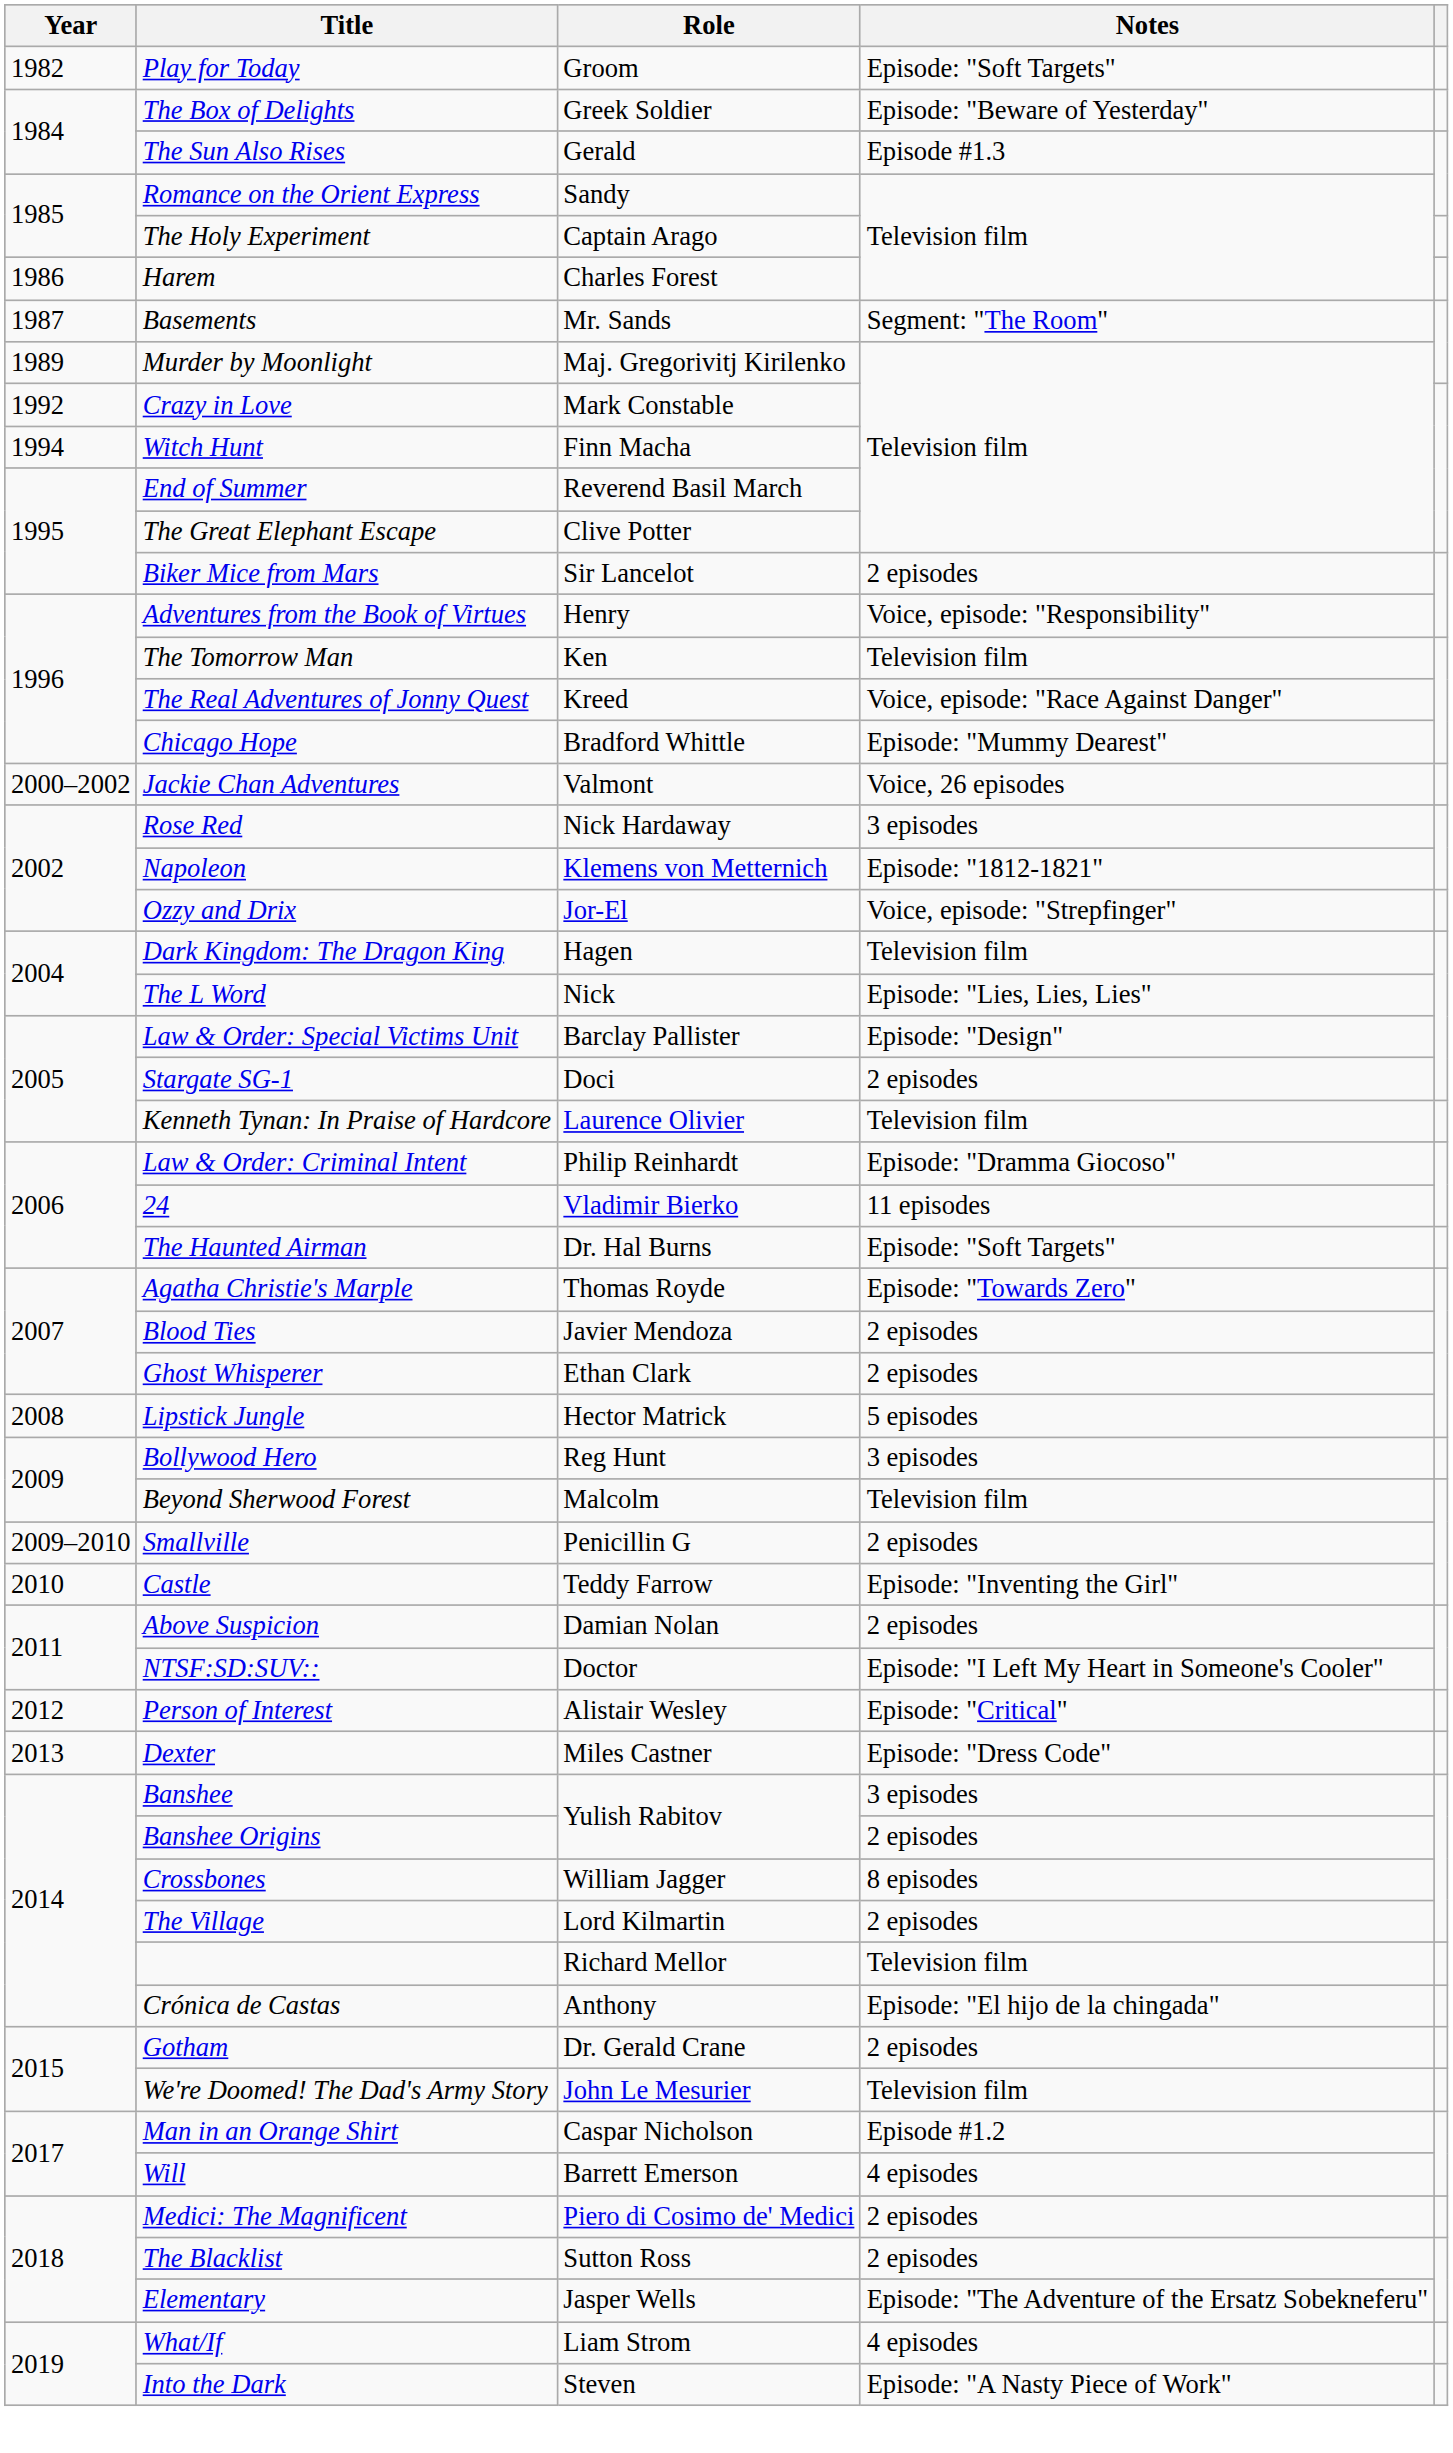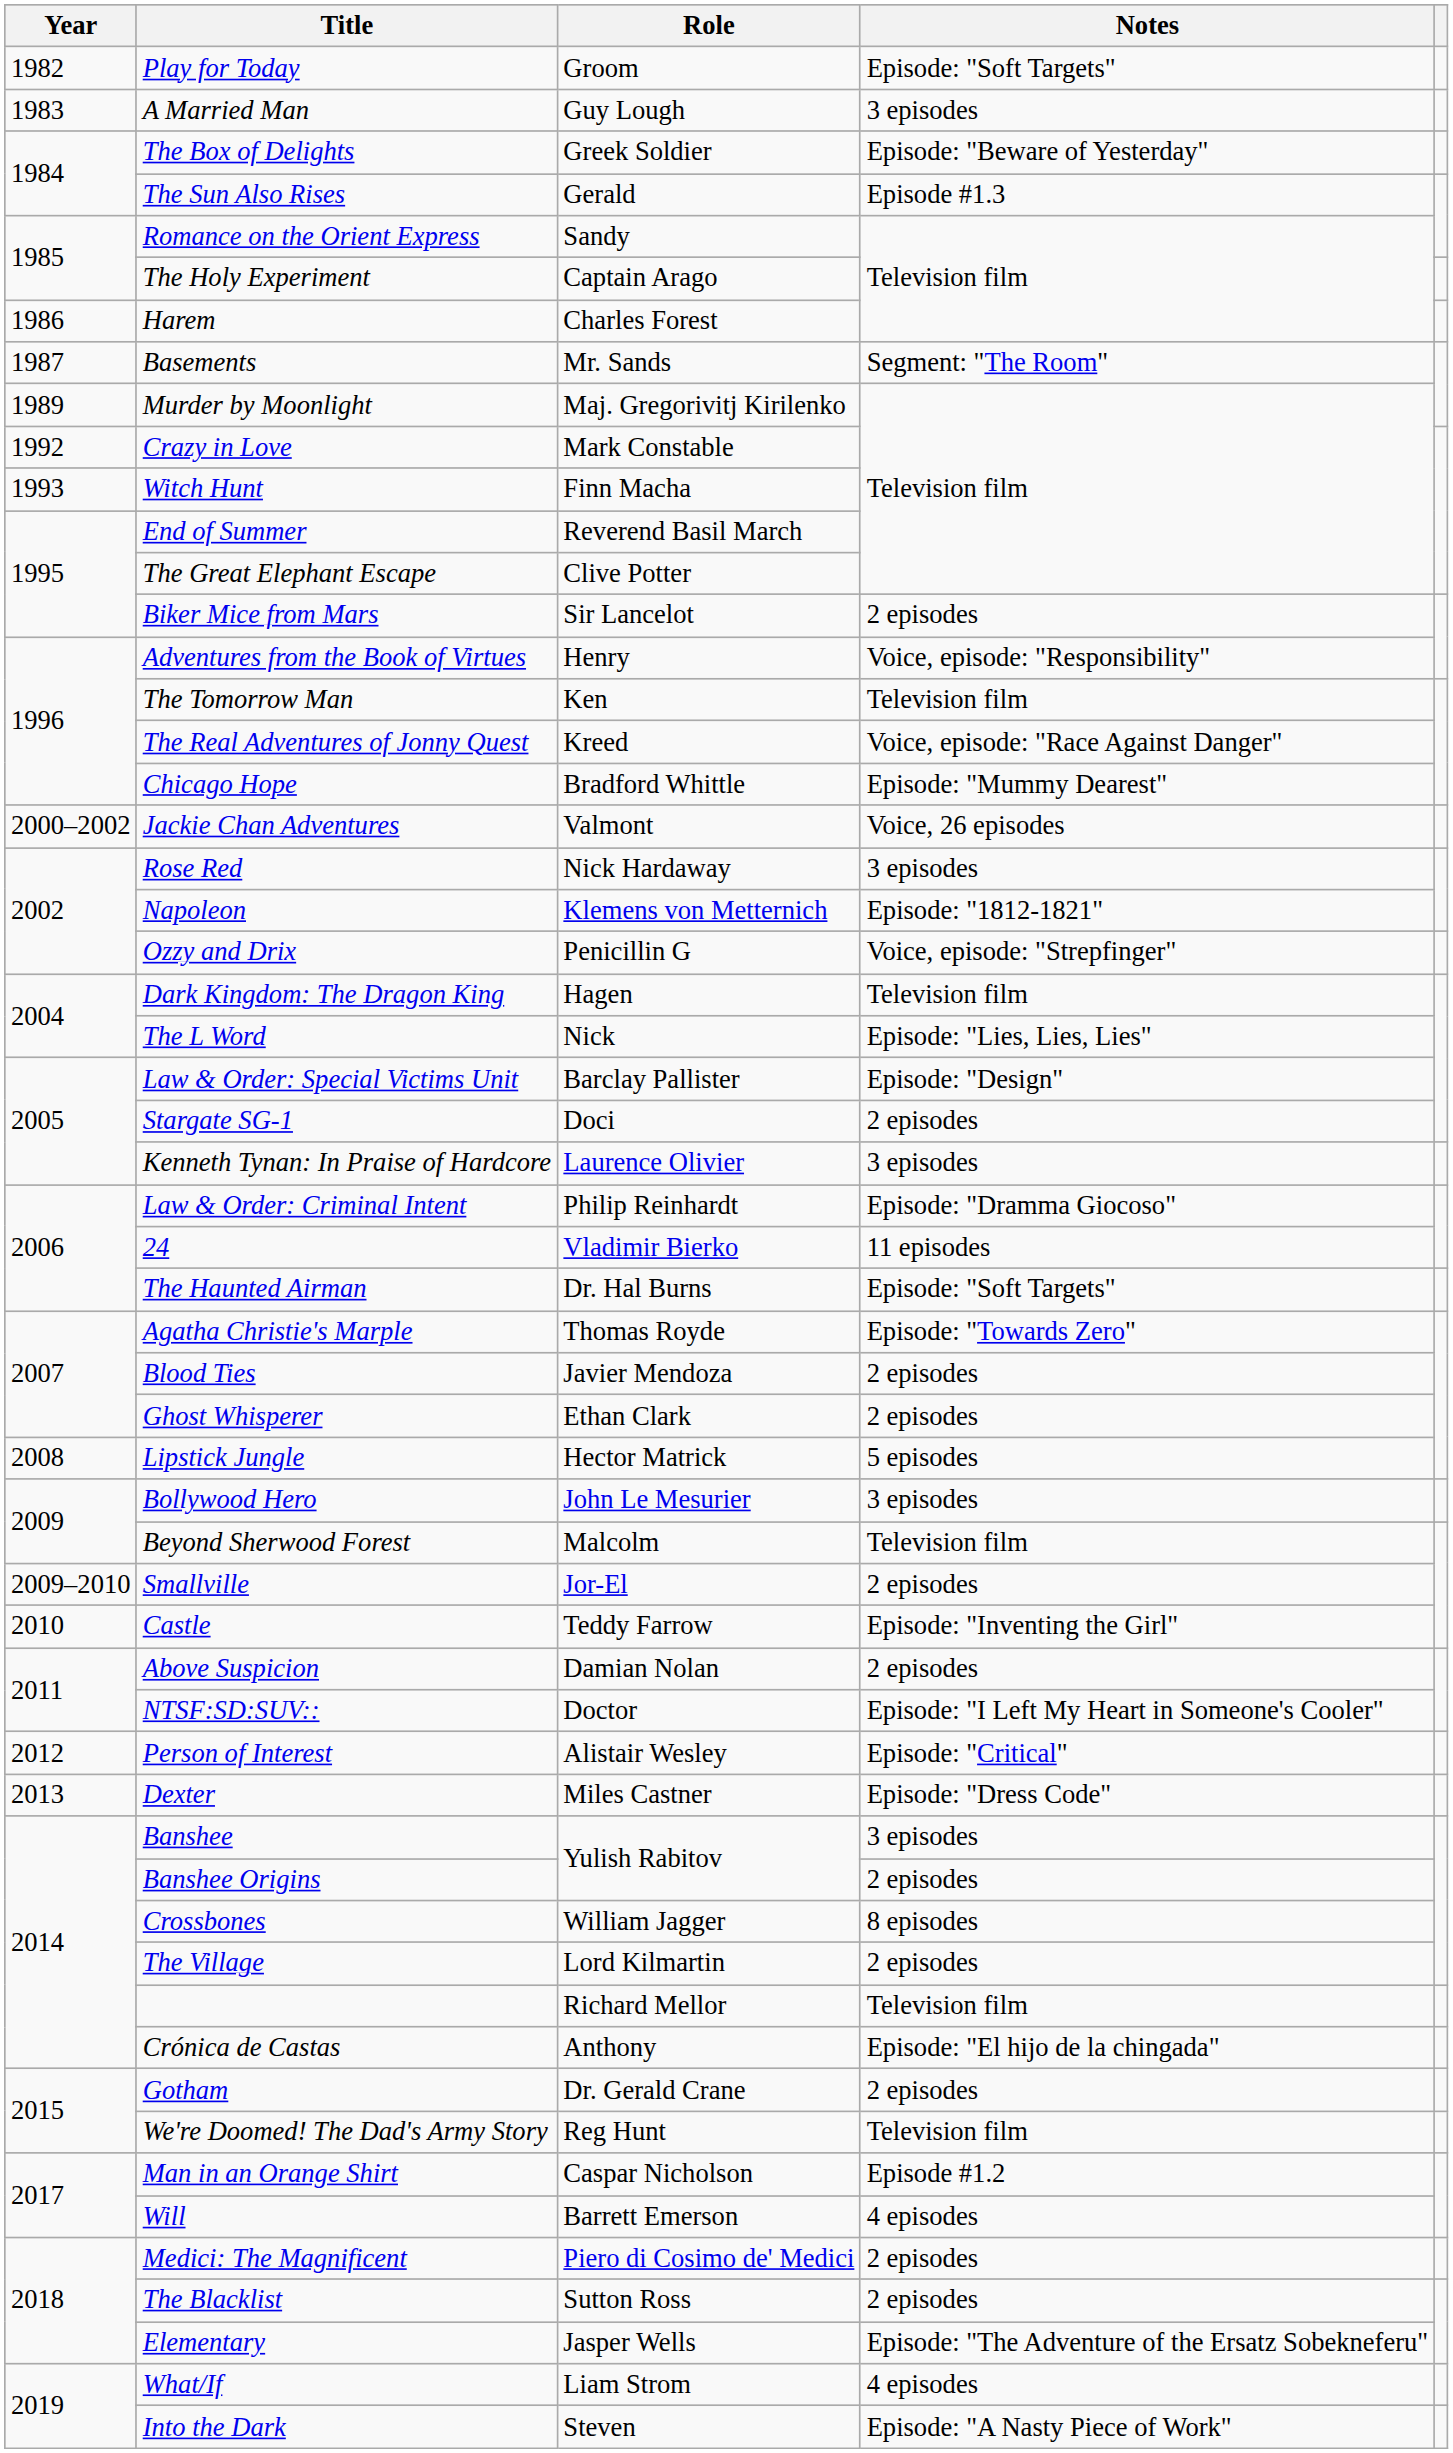+ row: (226, 109)
(38, 446) 1994 -> (38, 488) 1993
(596, 910) Jor-El -> (627, 952) Penicillin G
(947, 1120) Television film -> (922, 1162) 3 episodes
(615, 1457) Reg Hunt -> (657, 1499) John Le Mesurier
(627, 1541) Penicillin G -> (596, 1584) Jor-El
(657, 2089) John Le Mesurier -> (615, 2131) Reg Hunt
